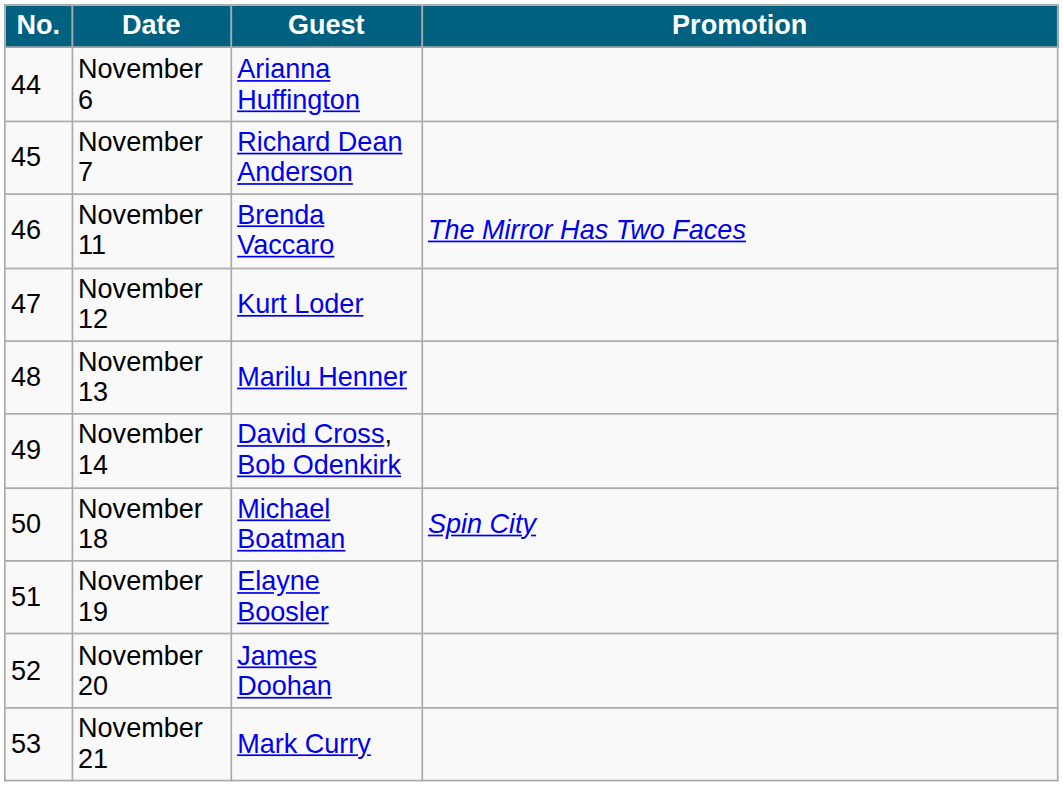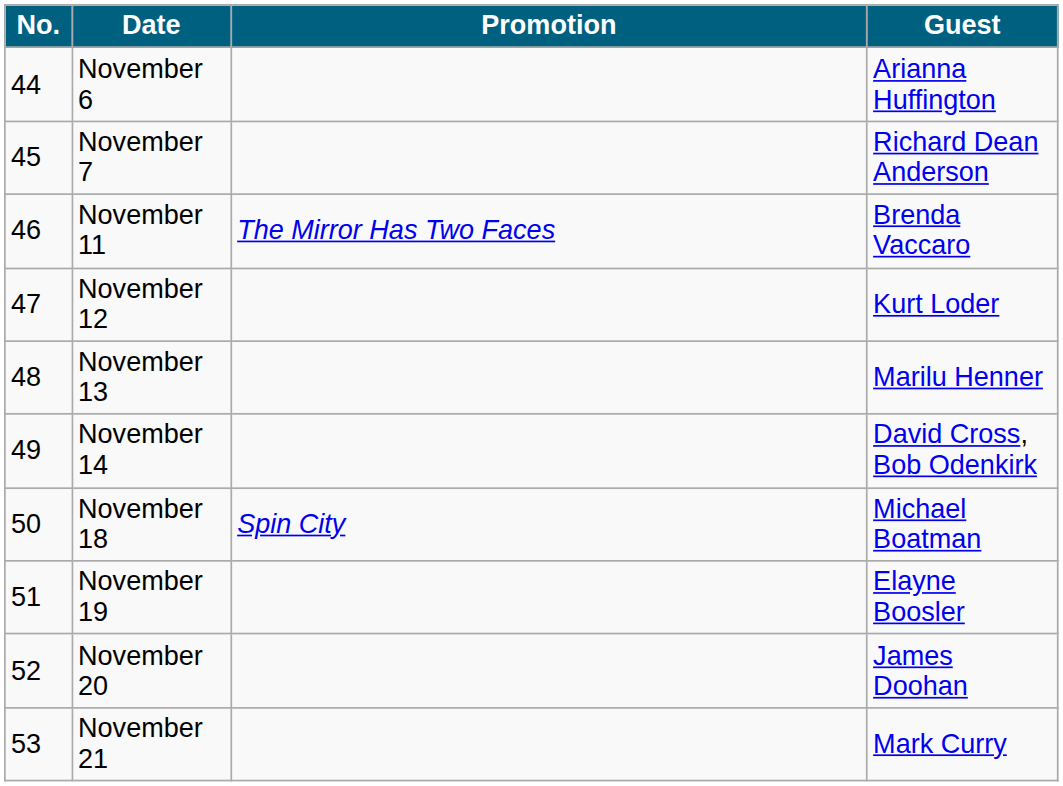columns swapped: (326, 25) <-> (740, 25)
